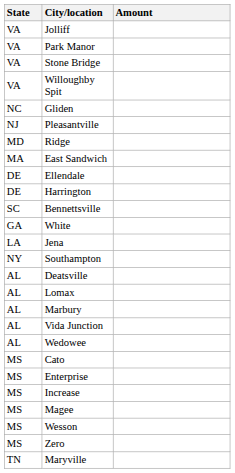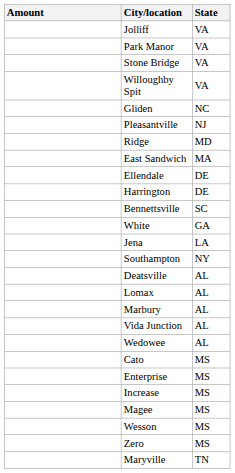columns swapped: (134, 12) <-> (18, 12)
